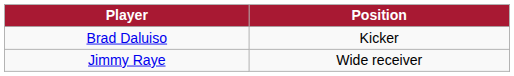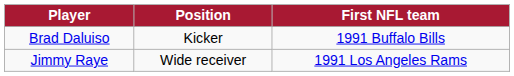+ column: (391, 15)
